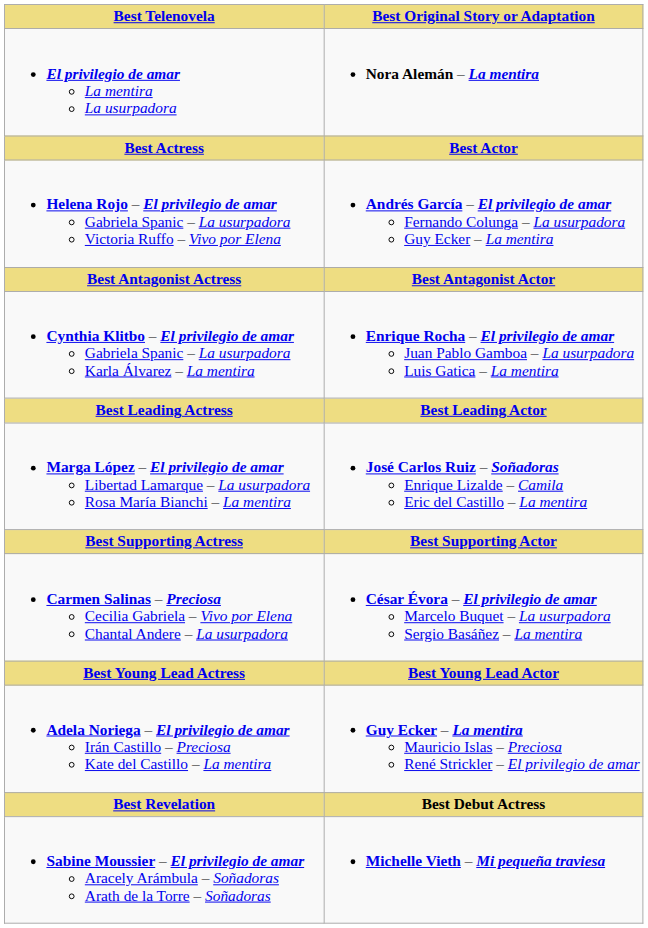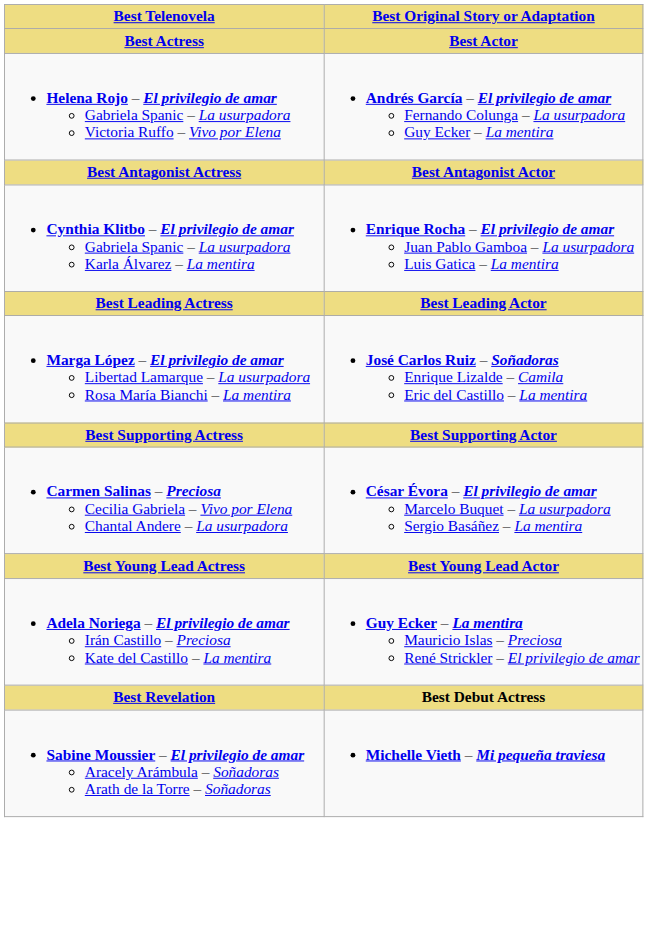- row: (164, 91)
